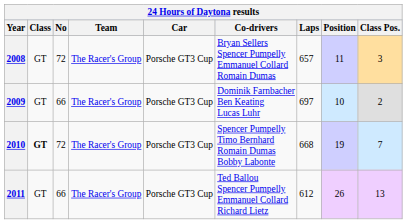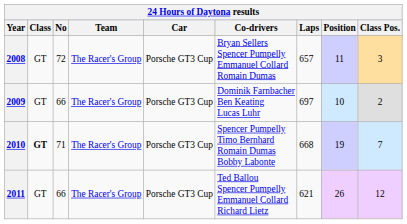(61, 146) 72 -> (61, 146) 71
(306, 194) 612 -> (306, 194) 621
(380, 194) 13 -> (380, 194) 12
